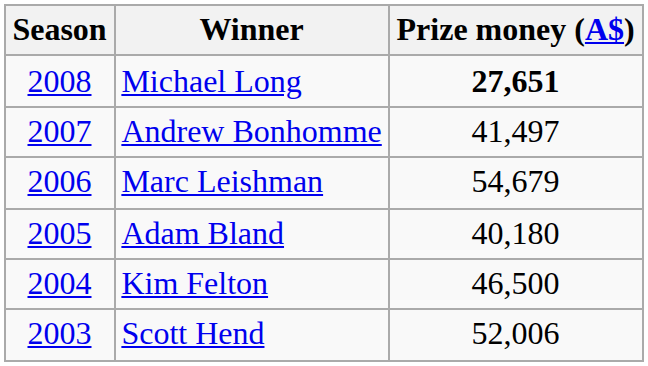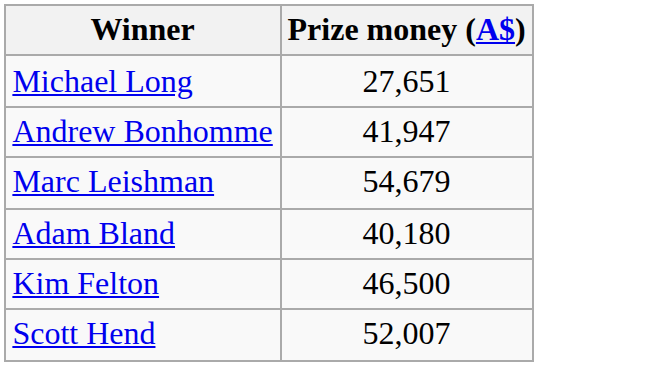- column: (60, 29)
(516, 80) bold -> (407, 80) normal
(516, 131) 41,497 -> (407, 131) 41,947
(516, 334) 52,006 -> (407, 334) 52,007
